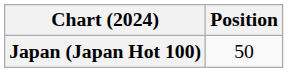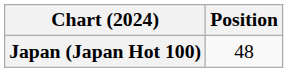(244, 51) 50 -> (244, 51) 48
